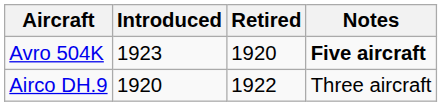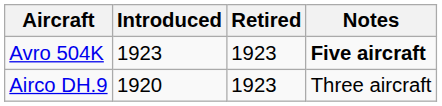(254, 52) 1920 -> (254, 52) 1923
(254, 85) 1922 -> (254, 85) 1923
